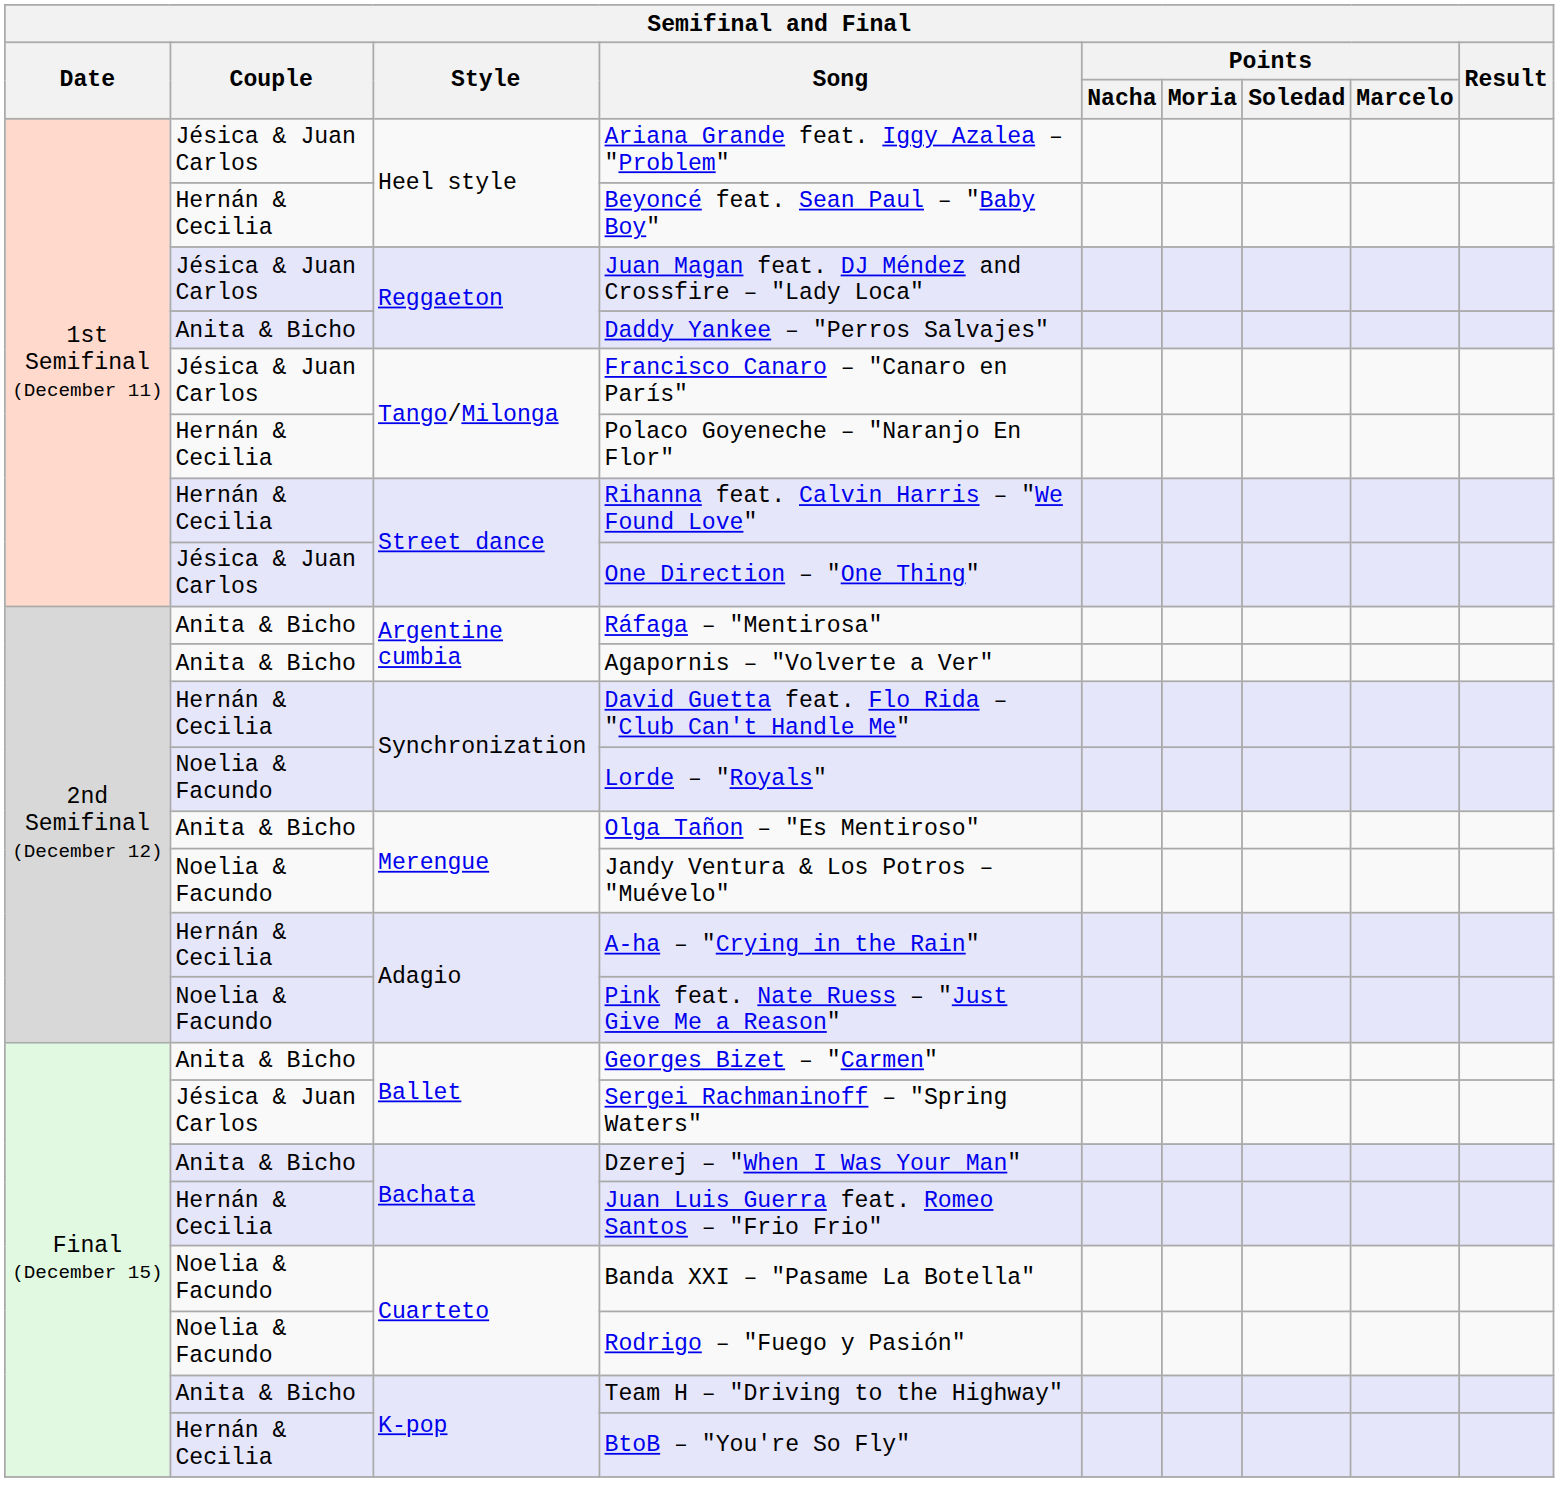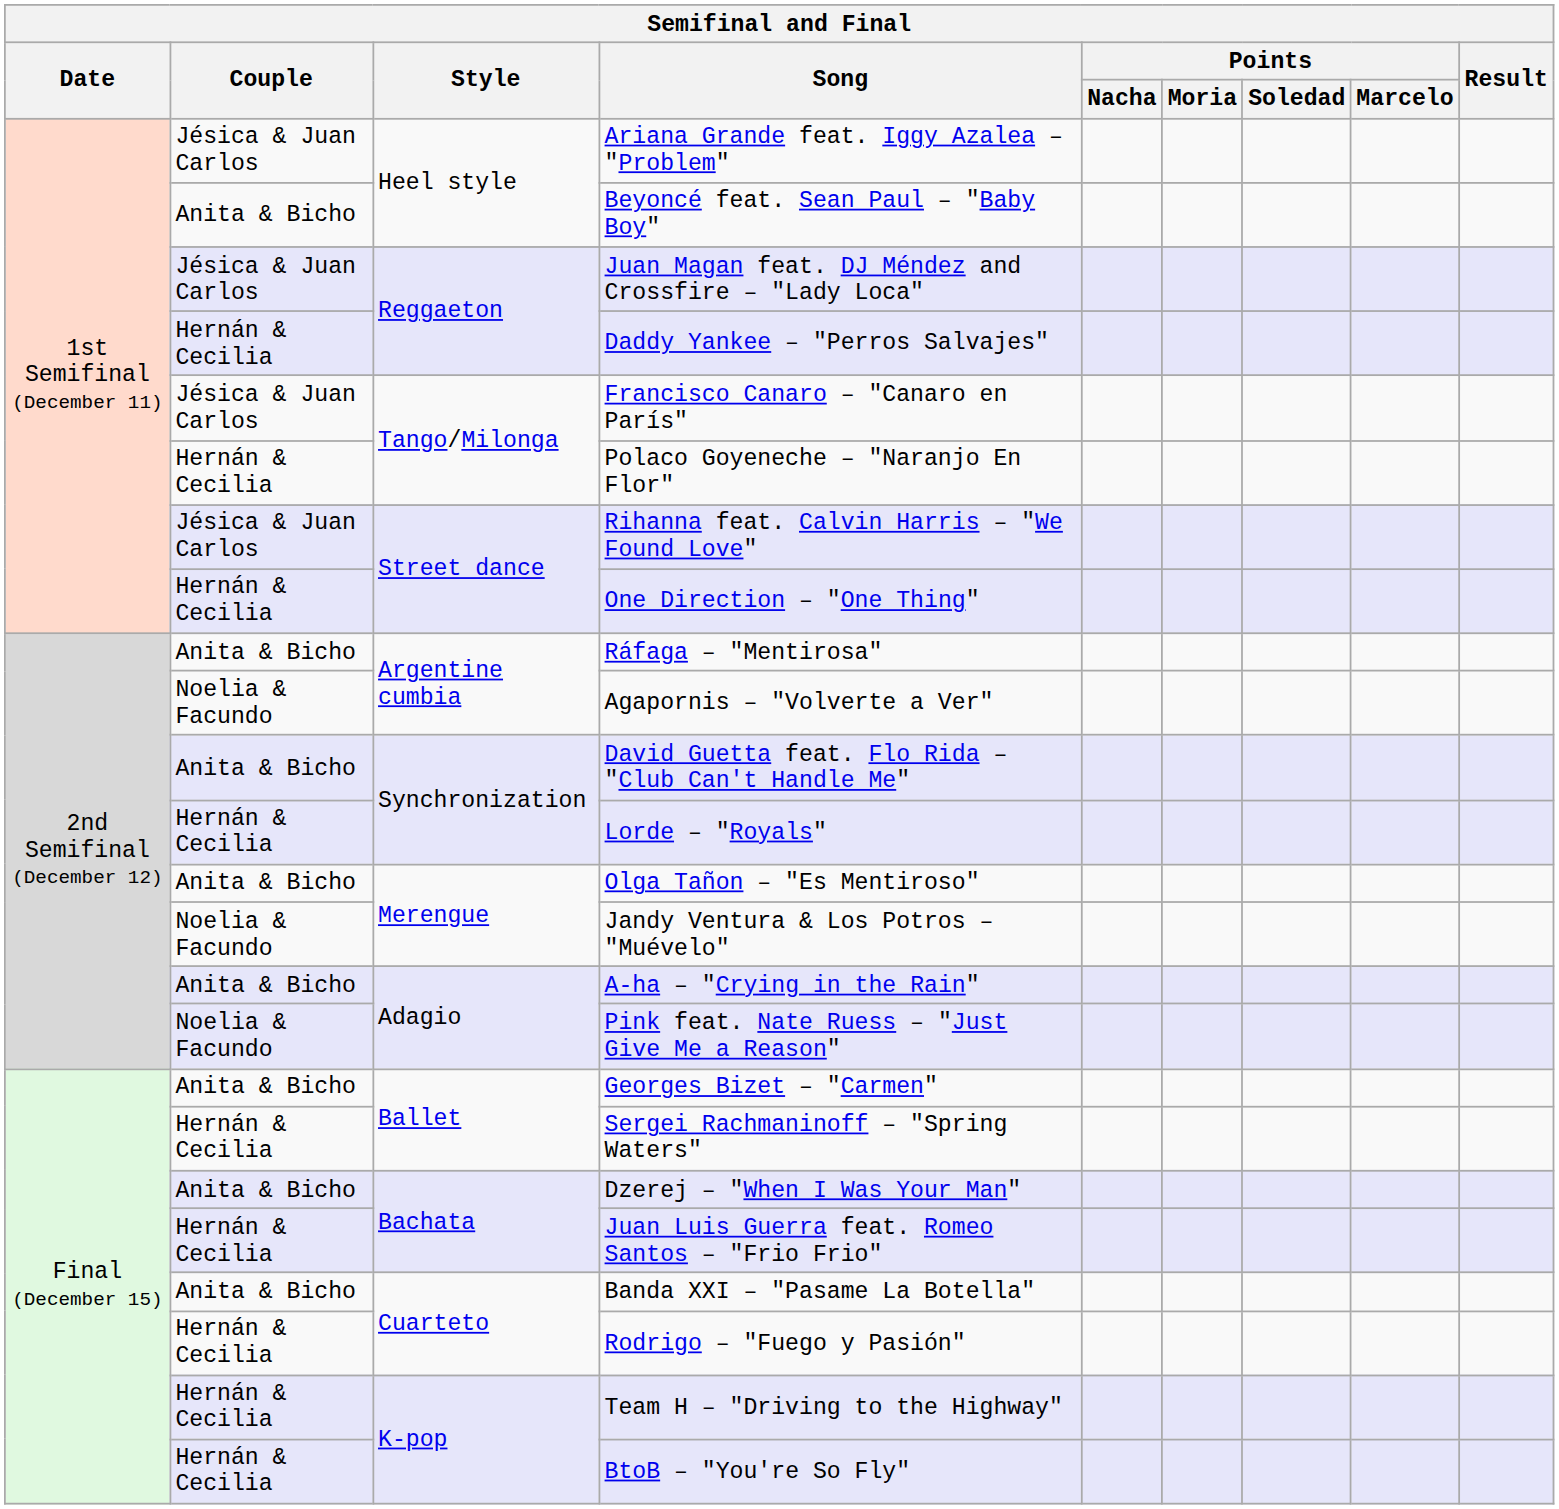(231, 215) Hernán & Cecilia -> (266, 215) Anita & Bicho
(266, 330) Anita & Bicho -> (231, 343) Hernán & Cecilia
(231, 510) Hernán & Cecilia -> (266, 537) Jésica & Juan Carlos
(266, 574) Jésica & Juan Carlos -> (231, 601) Hernán & Cecilia
(266, 663) Anita & Bicho -> (231, 703) Noelia & Facundo
(231, 714) Hernán & Cecilia -> (266, 768) Anita & Bicho
(231, 779) Noelia & Facundo -> (231, 832) Hernán & Cecilia
(231, 945) Hernán & Cecilia -> (266, 985) Anita & Bicho
(266, 1112) Jésica & Juan Carlos -> (231, 1138) Hernán & Cecilia
(231, 1278) Noelia & Facundo -> (266, 1292) Anita & Bicho
(231, 1343) Noelia & Facundo -> (231, 1343) Hernán & Cecilia
(266, 1394) Anita & Bicho -> (231, 1407) Hernán & Cecilia
